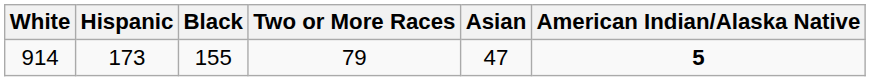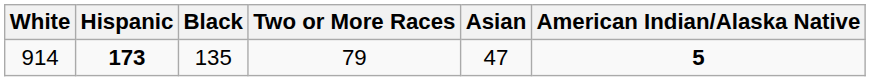(127, 57) normal -> (127, 57) bold
(213, 57) 155 -> (213, 57) 135
